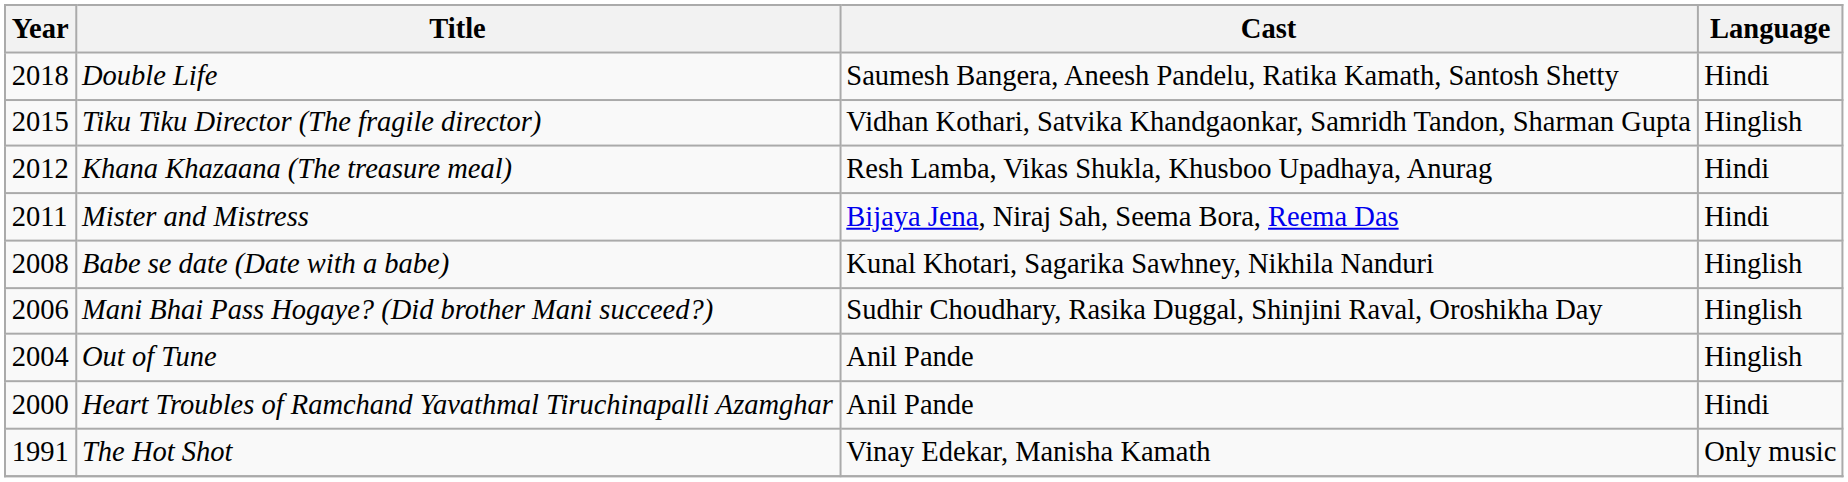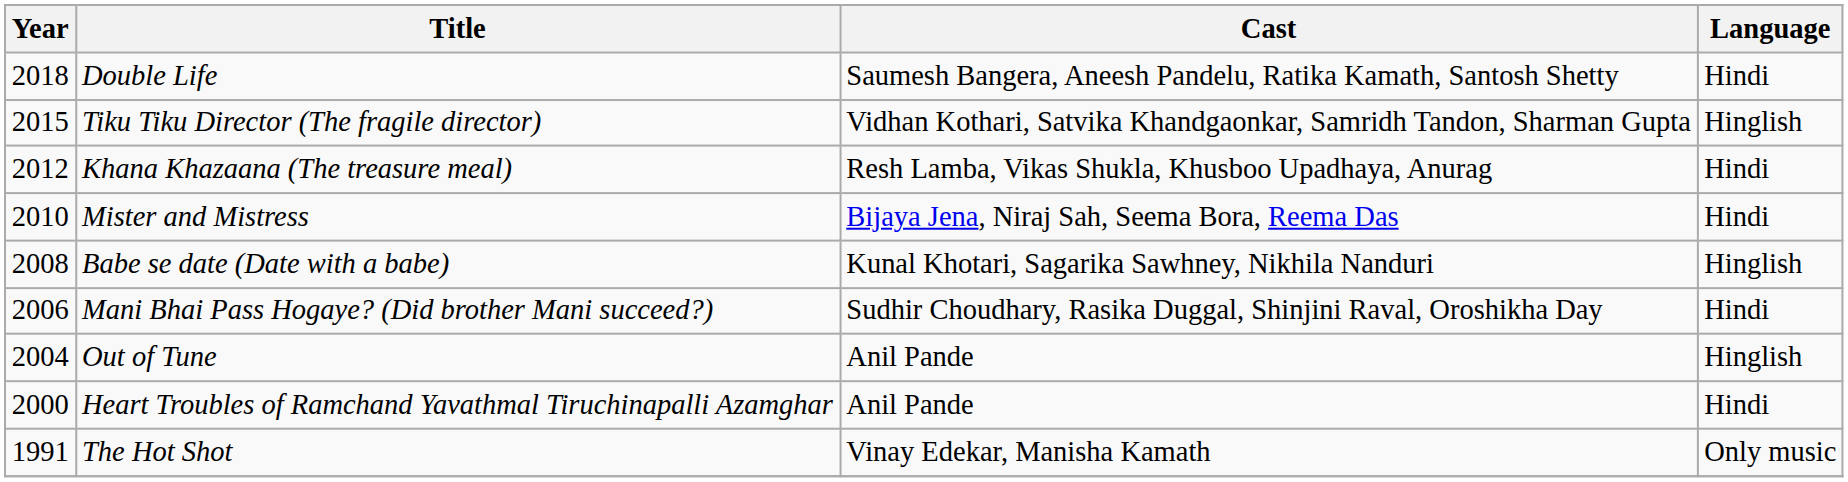(40, 216) 2011 -> (40, 216) 2010
(1753, 310) Hinglish -> (1737, 310) Hindi
